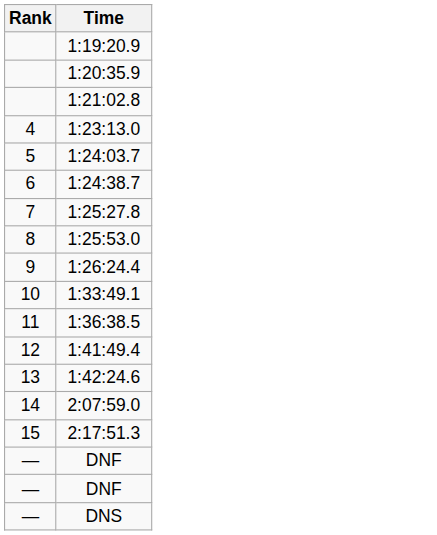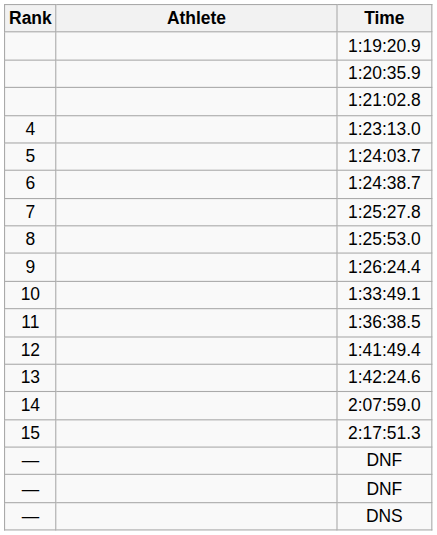+ column: (196, 18)
